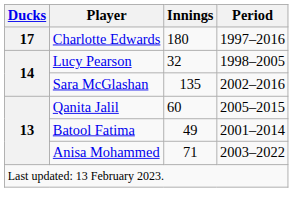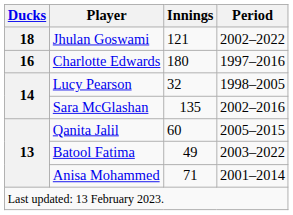+ row: (101, 38)
(27, 38) 17 -> (27, 61) 16
(253, 130) 2001–2014 -> (253, 152) 2003–2022
(253, 152) 2003–2022 -> (253, 175) 2001–2014
